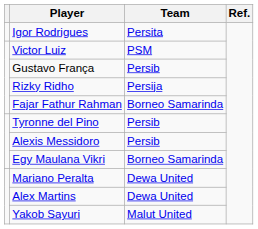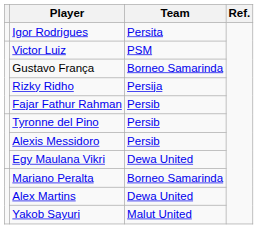(143, 68) Persib -> (175, 68) Borneo Samarinda
(175, 104) Borneo Samarinda -> (143, 104) Persib
(175, 159) Borneo Samarinda -> (160, 159) Dewa United
(160, 178) Dewa United -> (175, 178) Borneo Samarinda
